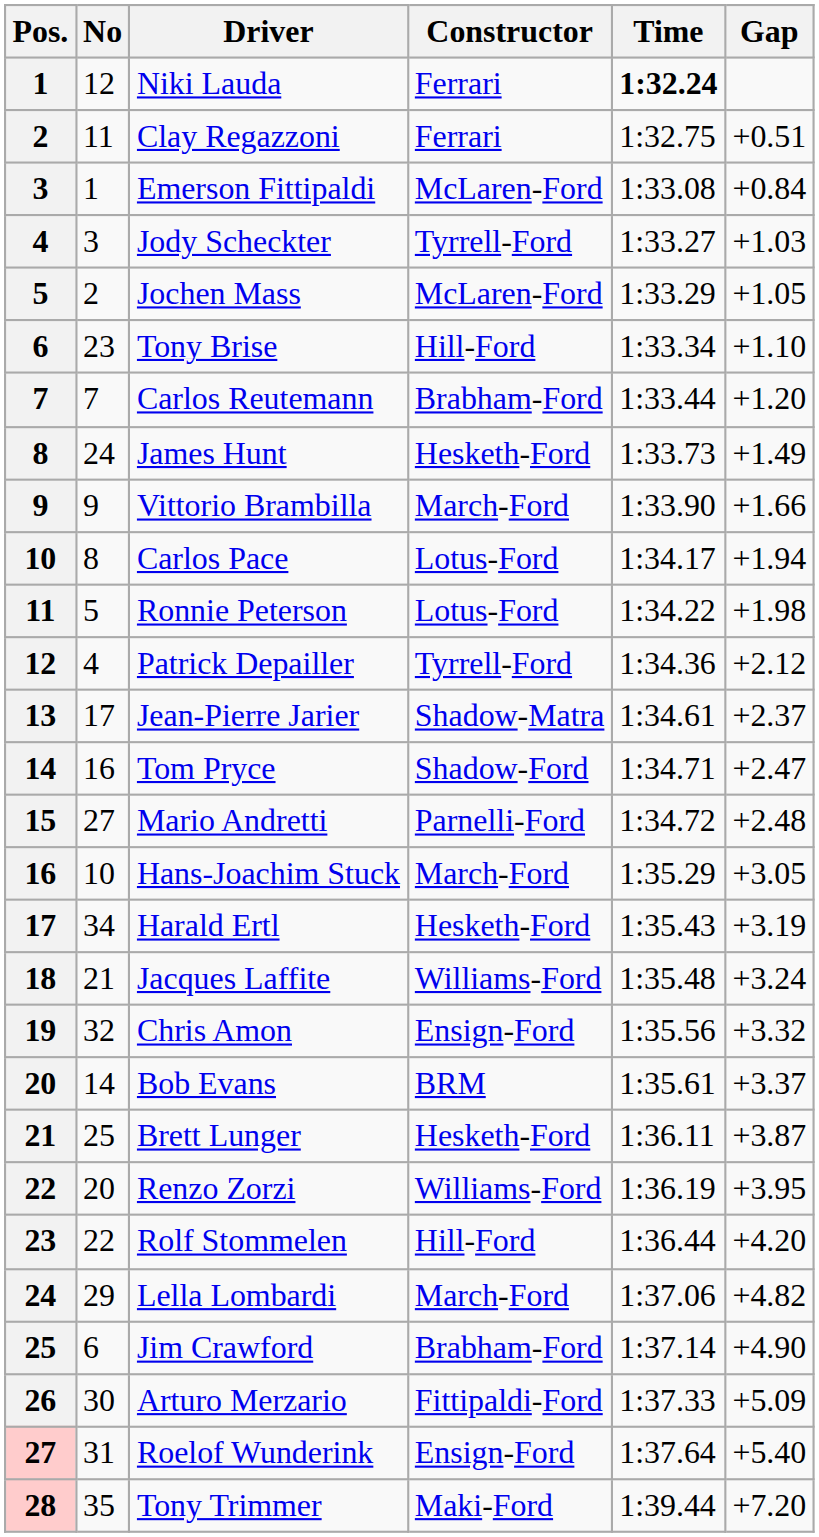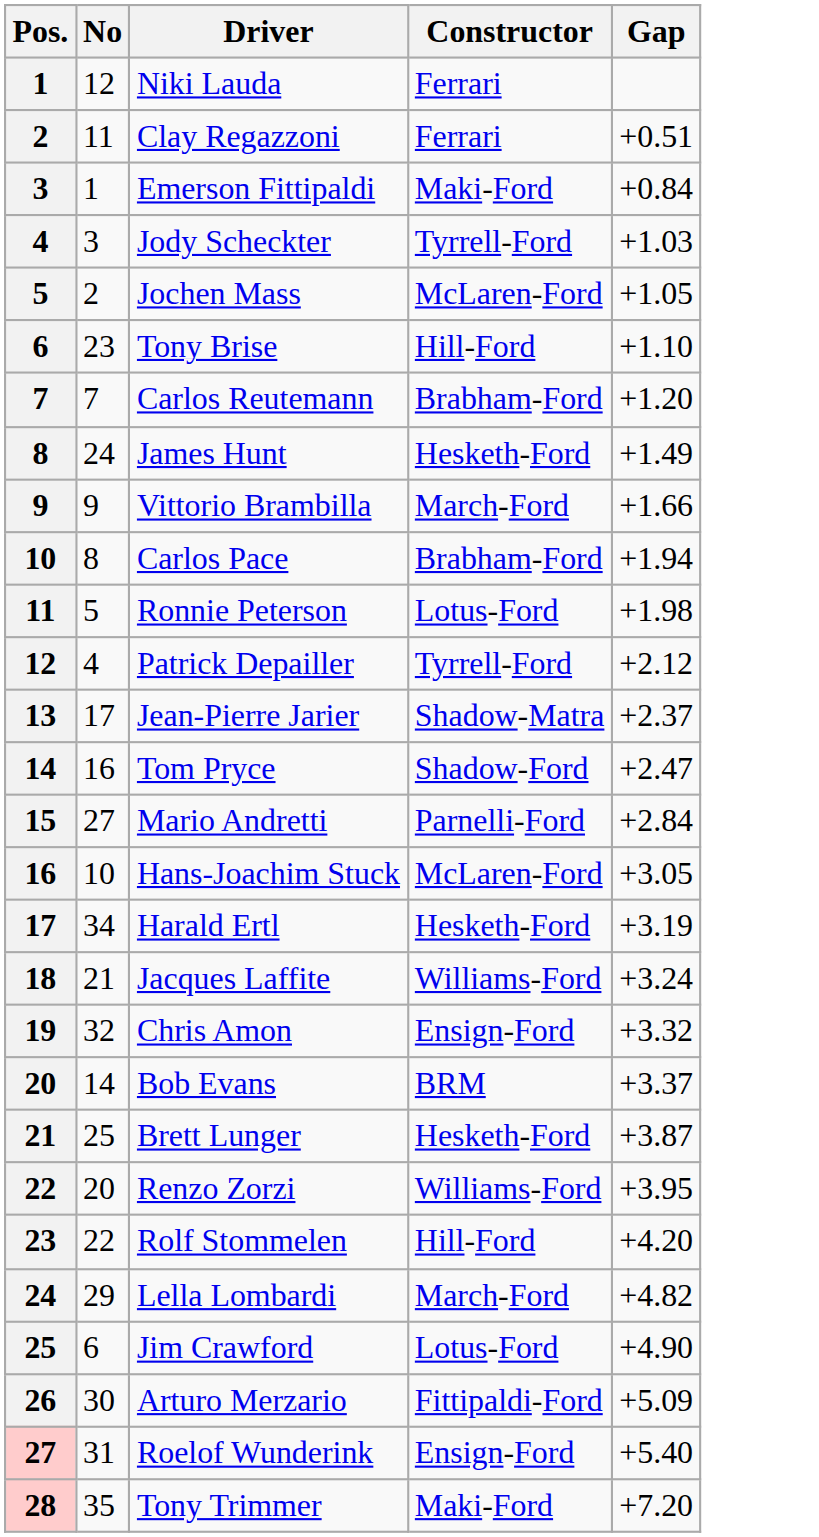- column: (668, 31)
(509, 188) McLaren-Ford -> (484, 188) Maki-Ford
(487, 557) Lotus-Ford -> (509, 557) Brabham-Ford
(769, 820) +2.48 -> (656, 820) +2.84
(492, 873) March-Ford -> (509, 873) McLaren-Ford
(509, 1346) Brabham-Ford -> (487, 1346) Lotus-Ford
